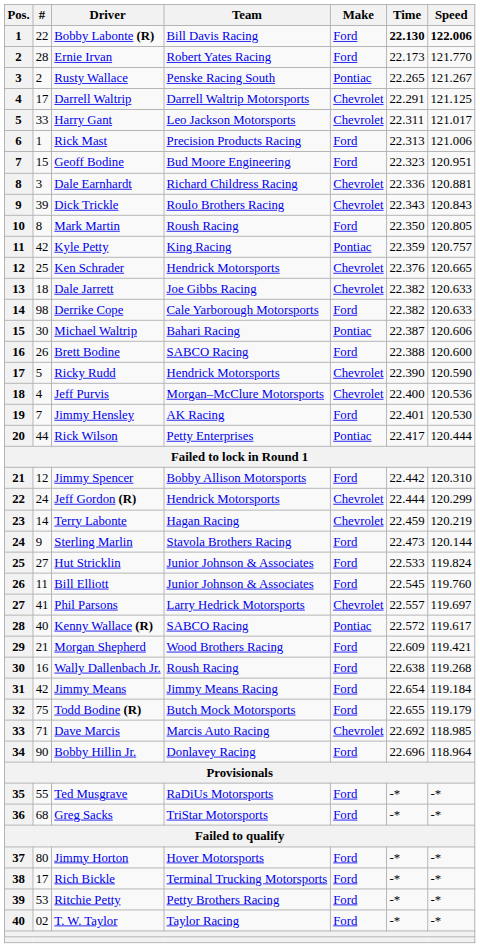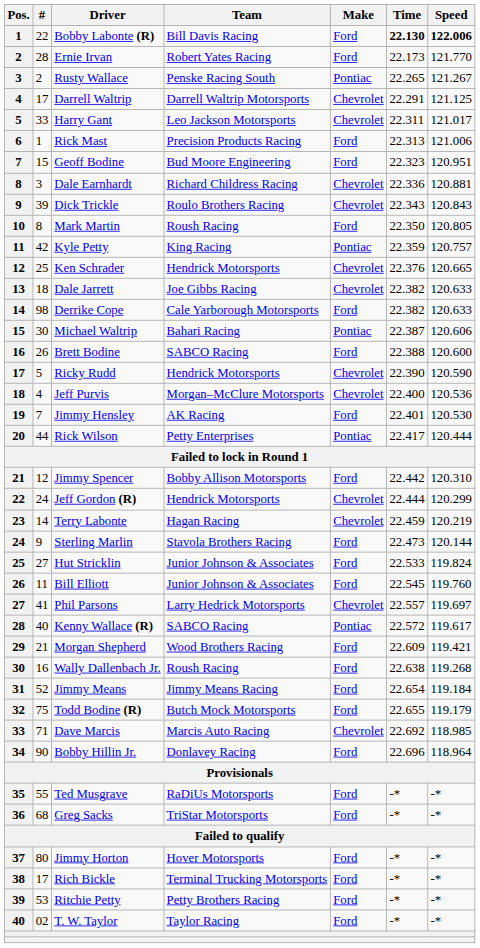(42, 688) 42 -> (42, 688) 52
